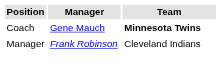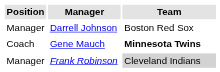+ row: (84, 28)
(162, 44) no background -> (162, 60) lightgrey background
